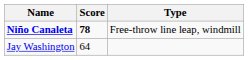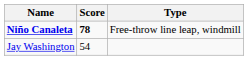(85, 47) 64 -> (85, 47) 54
